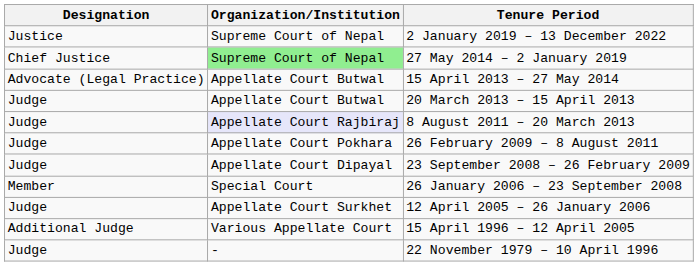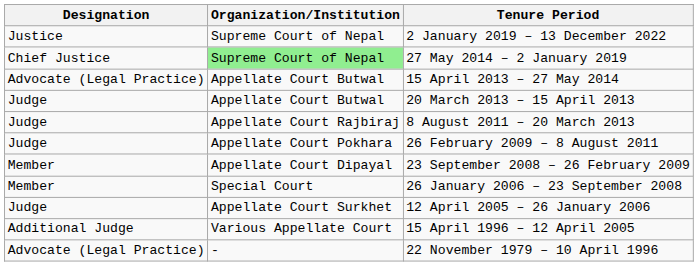(305, 122) lavender background -> (305, 122) no background
(27, 165) Judge -> (31, 165) Member
(27, 251) Judge -> (106, 251) Advocate (Legal Practice)
